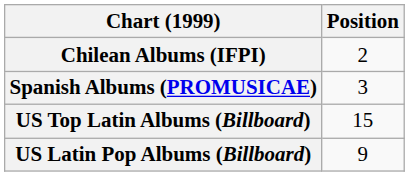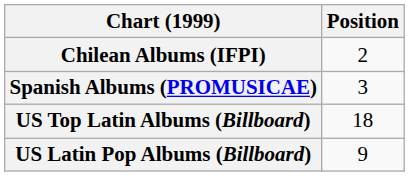(363, 120) 15 -> (363, 120) 18
